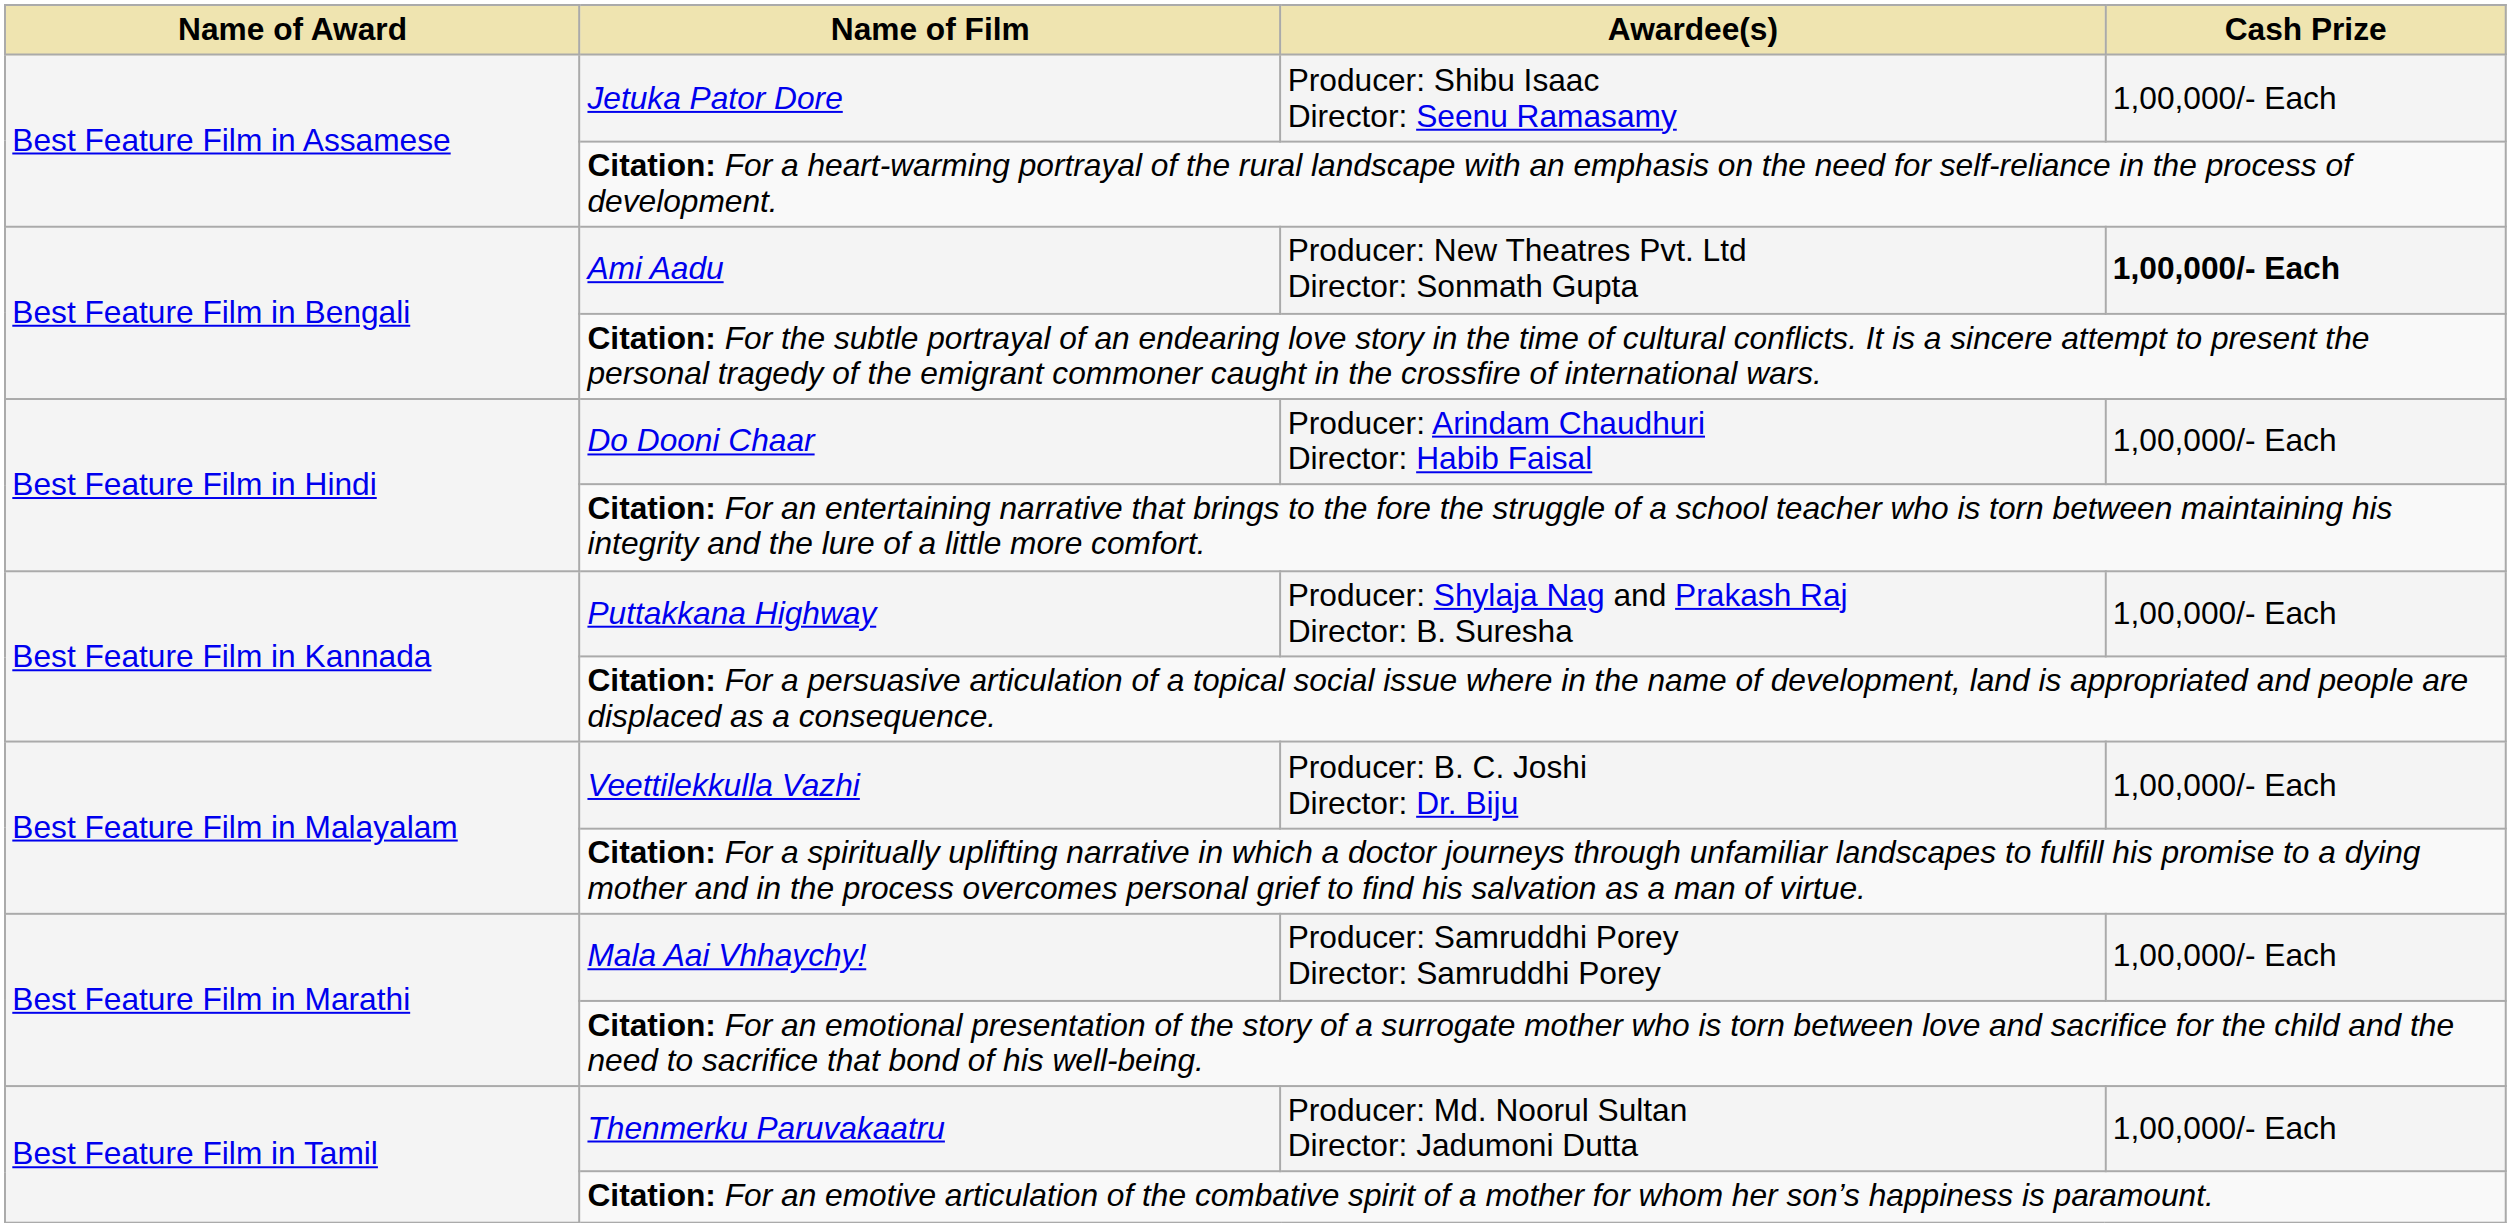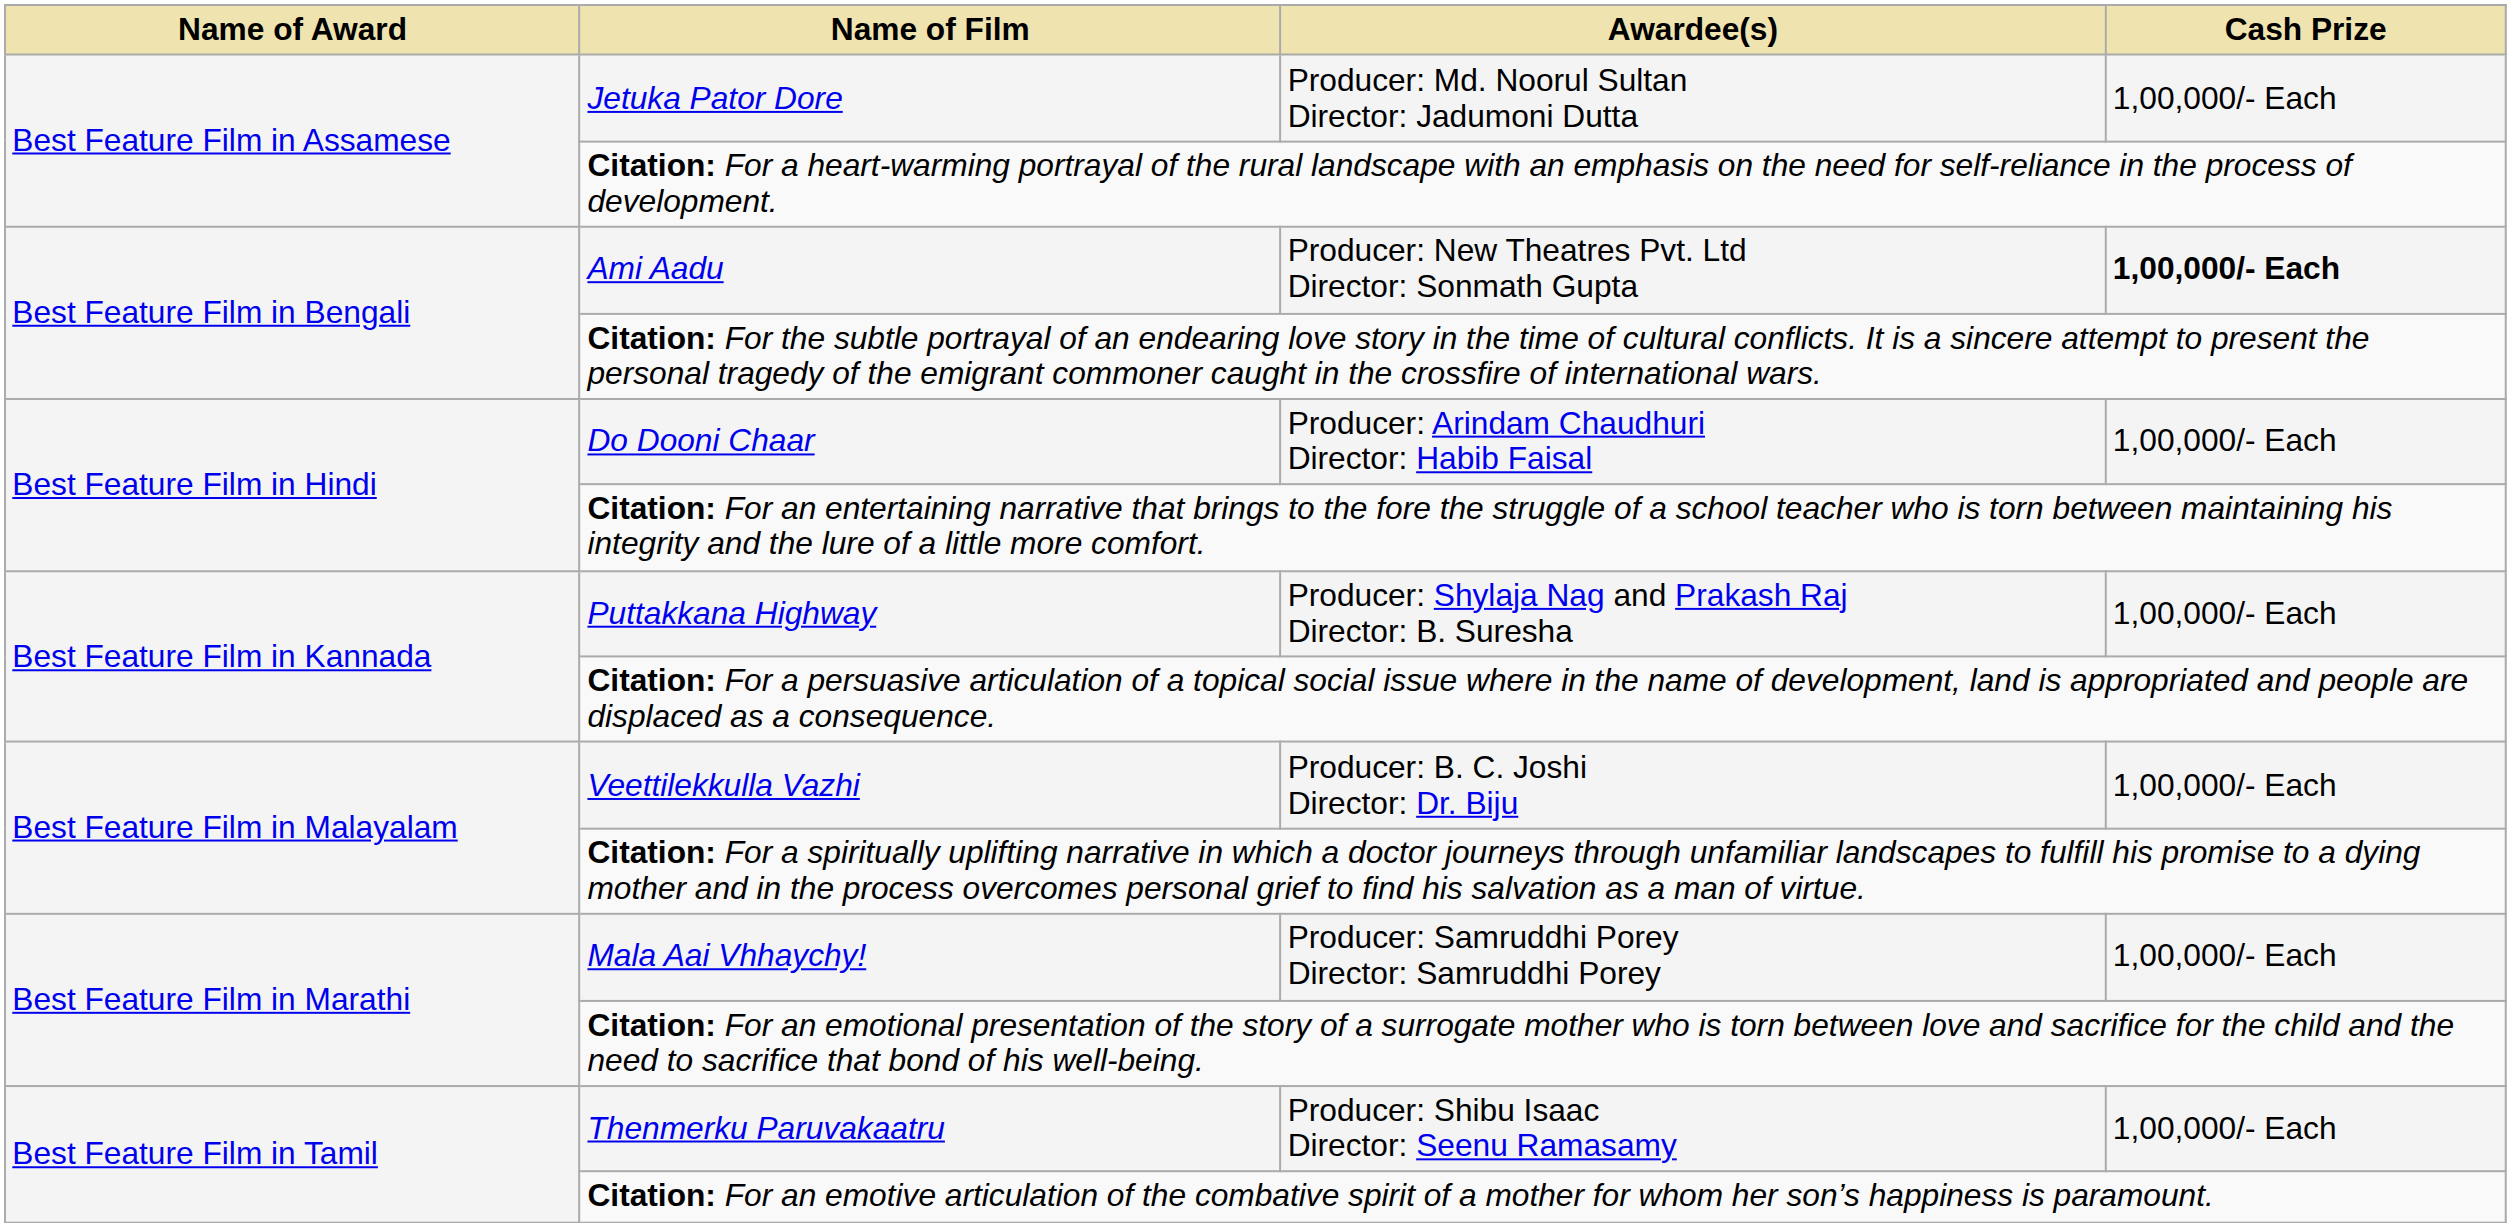(1482, 97) Producer: Shibu Isaac Director: Seenu Ramasamy -> (1487, 97) Producer: Md. Noorul Sultan Director: Jadumoni Dutta
(1487, 1128) Producer: Md. Noorul Sultan Director: Jadumoni Dutta -> (1482, 1128) Producer: Shibu Isaac Director: Seenu Ramasamy
